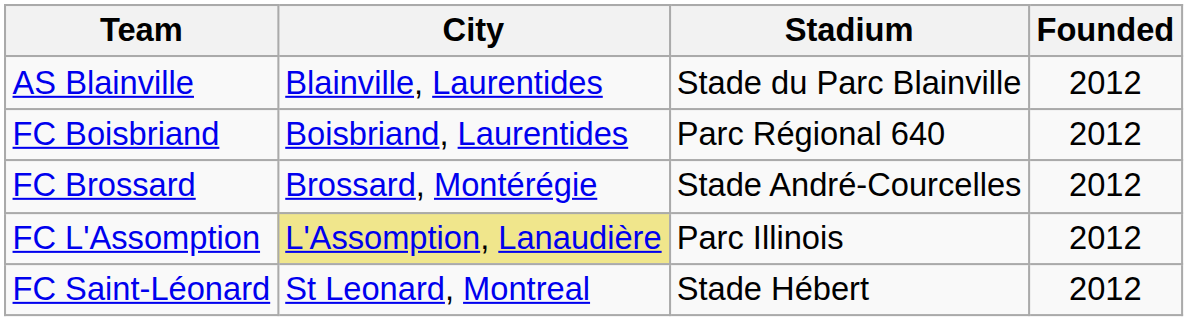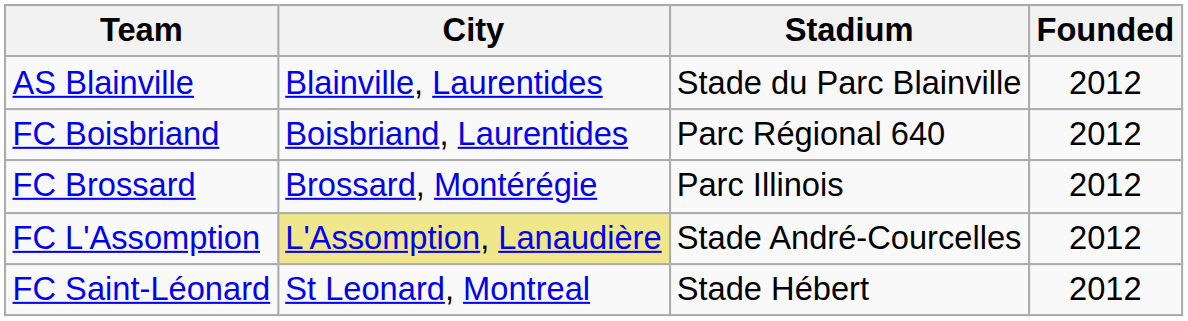(849, 185) Stade André-Courcelles -> (760, 185) Parc Illinois
(760, 237) Parc Illinois -> (849, 237) Stade André-Courcelles
